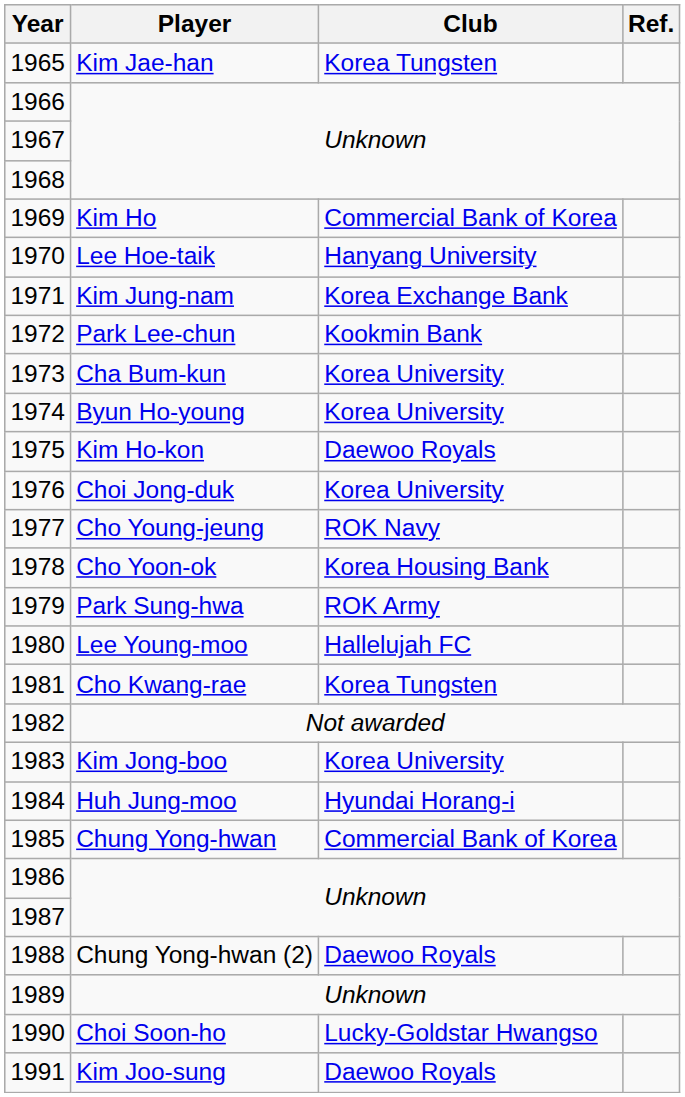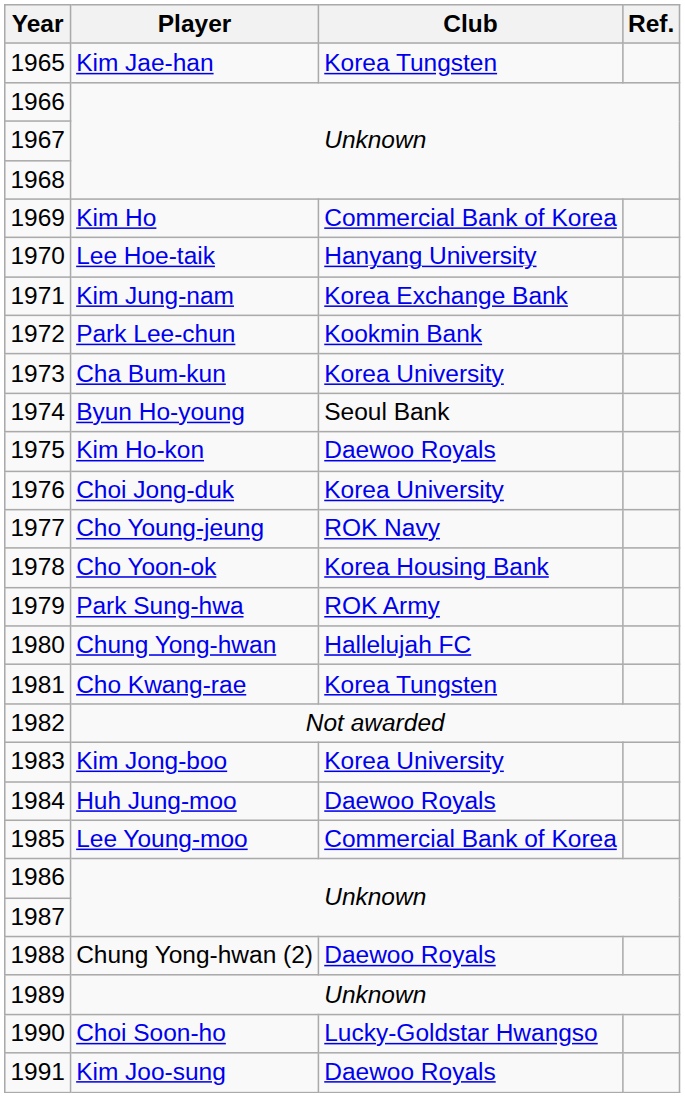(414, 412) Korea University -> (387, 412) Seoul Bank
(162, 645) Lee Young-moo -> (176, 645) Chung Yong-hwan
(420, 800) Hyundai Horang-i -> (410, 800) Daewoo Royals
(176, 839) Chung Yong-hwan -> (162, 839) Lee Young-moo
